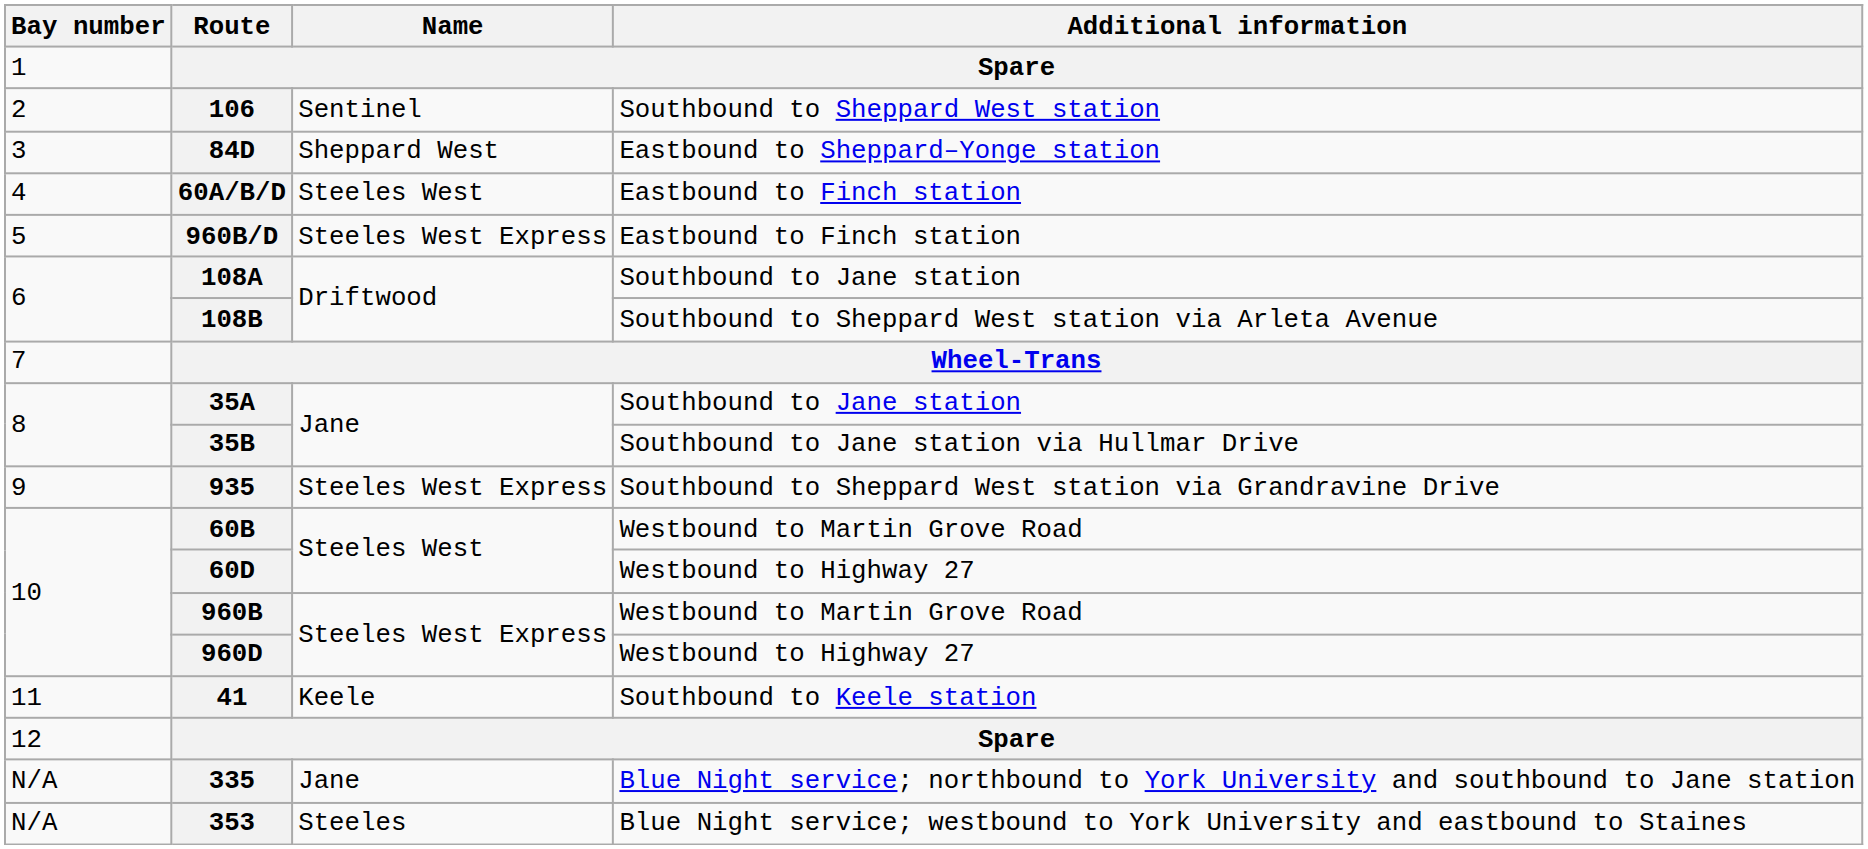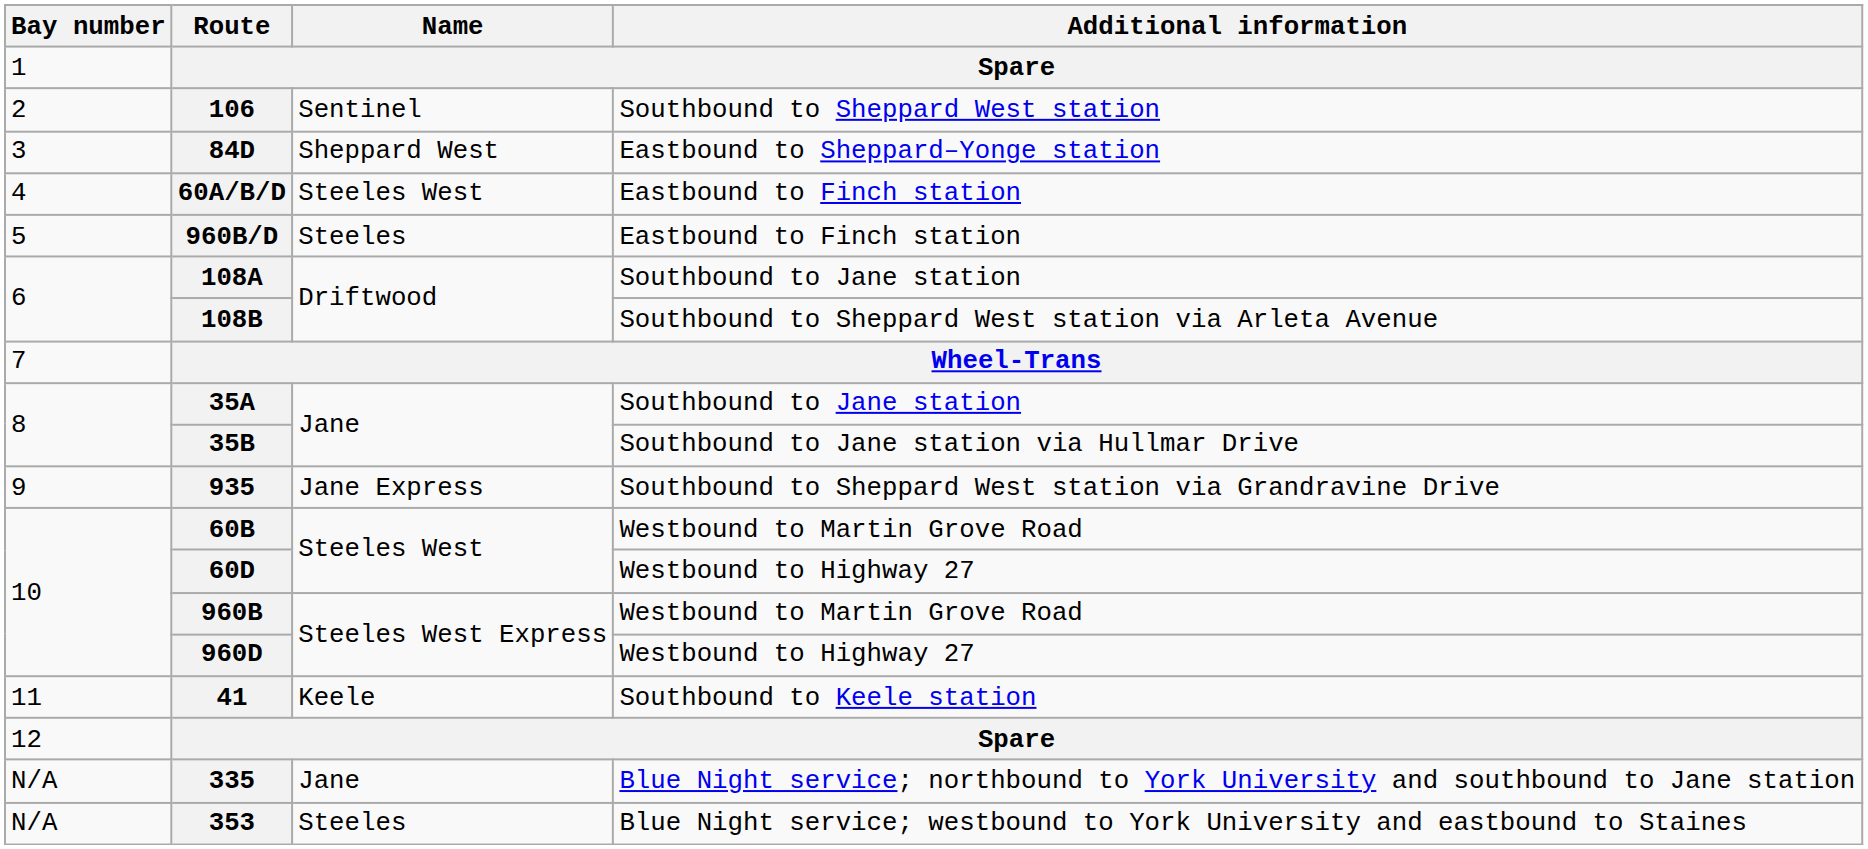(453, 236) Steeles West Express -> (352, 236) Steeles
(453, 487) Steeles West Express -> (391, 487) Jane Express
